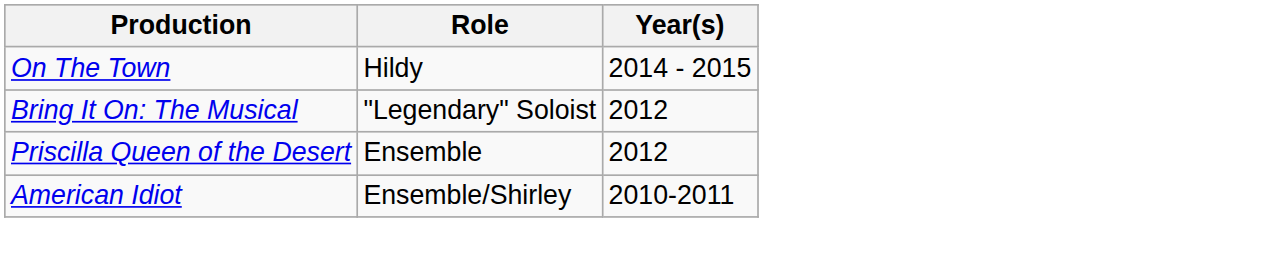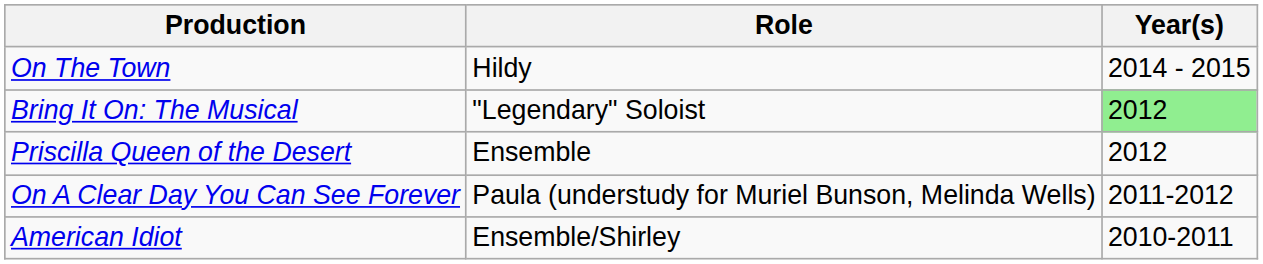(638, 110) no background -> (1138, 110) lightgreen background
+ row: (236, 195)
